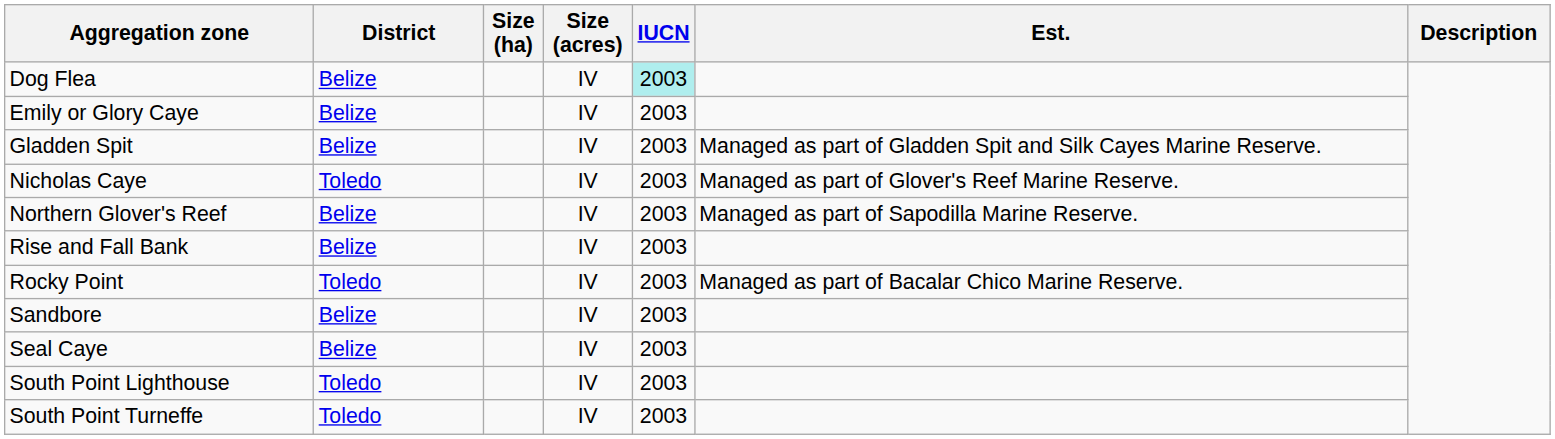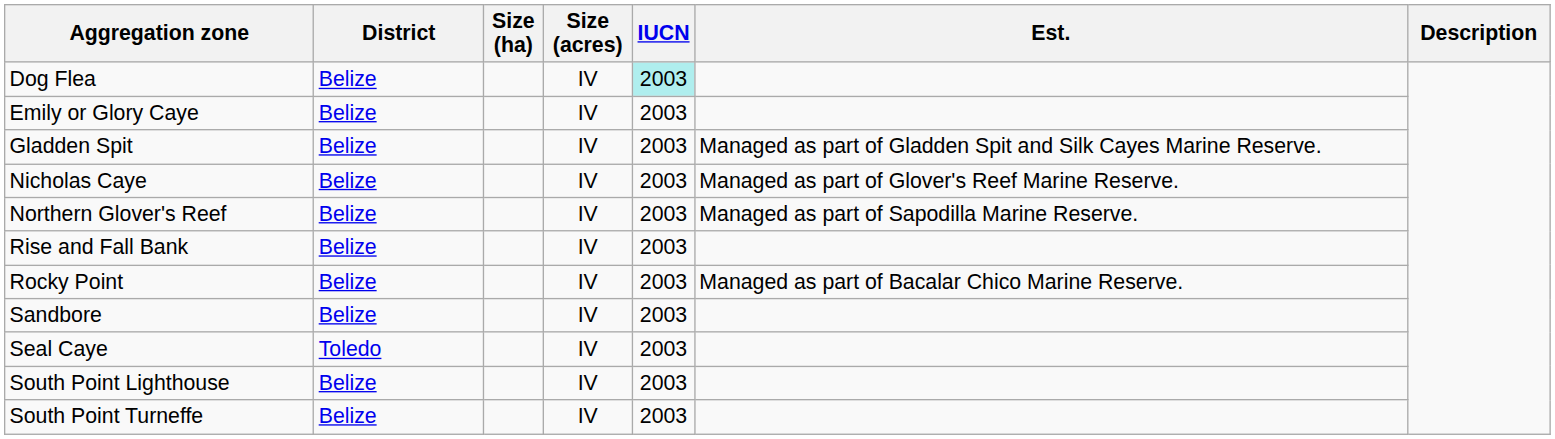(350, 180) Toledo -> (348, 180) Belize
(350, 281) Toledo -> (348, 281) Belize
(348, 349) Belize -> (350, 349) Toledo
(350, 382) Toledo -> (348, 382) Belize
(350, 416) Toledo -> (348, 416) Belize
